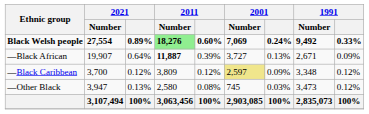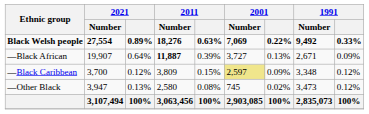(169, 41) lightgreen background -> (169, 41) no background
(210, 41) 0.60% -> (210, 41) 0.63%
(279, 41) 0.24% -> (279, 41) 0.22%
(209, 71) 0.12% -> (209, 71) 0.15%
(279, 86) 0.03% -> (279, 86) 0.02%
